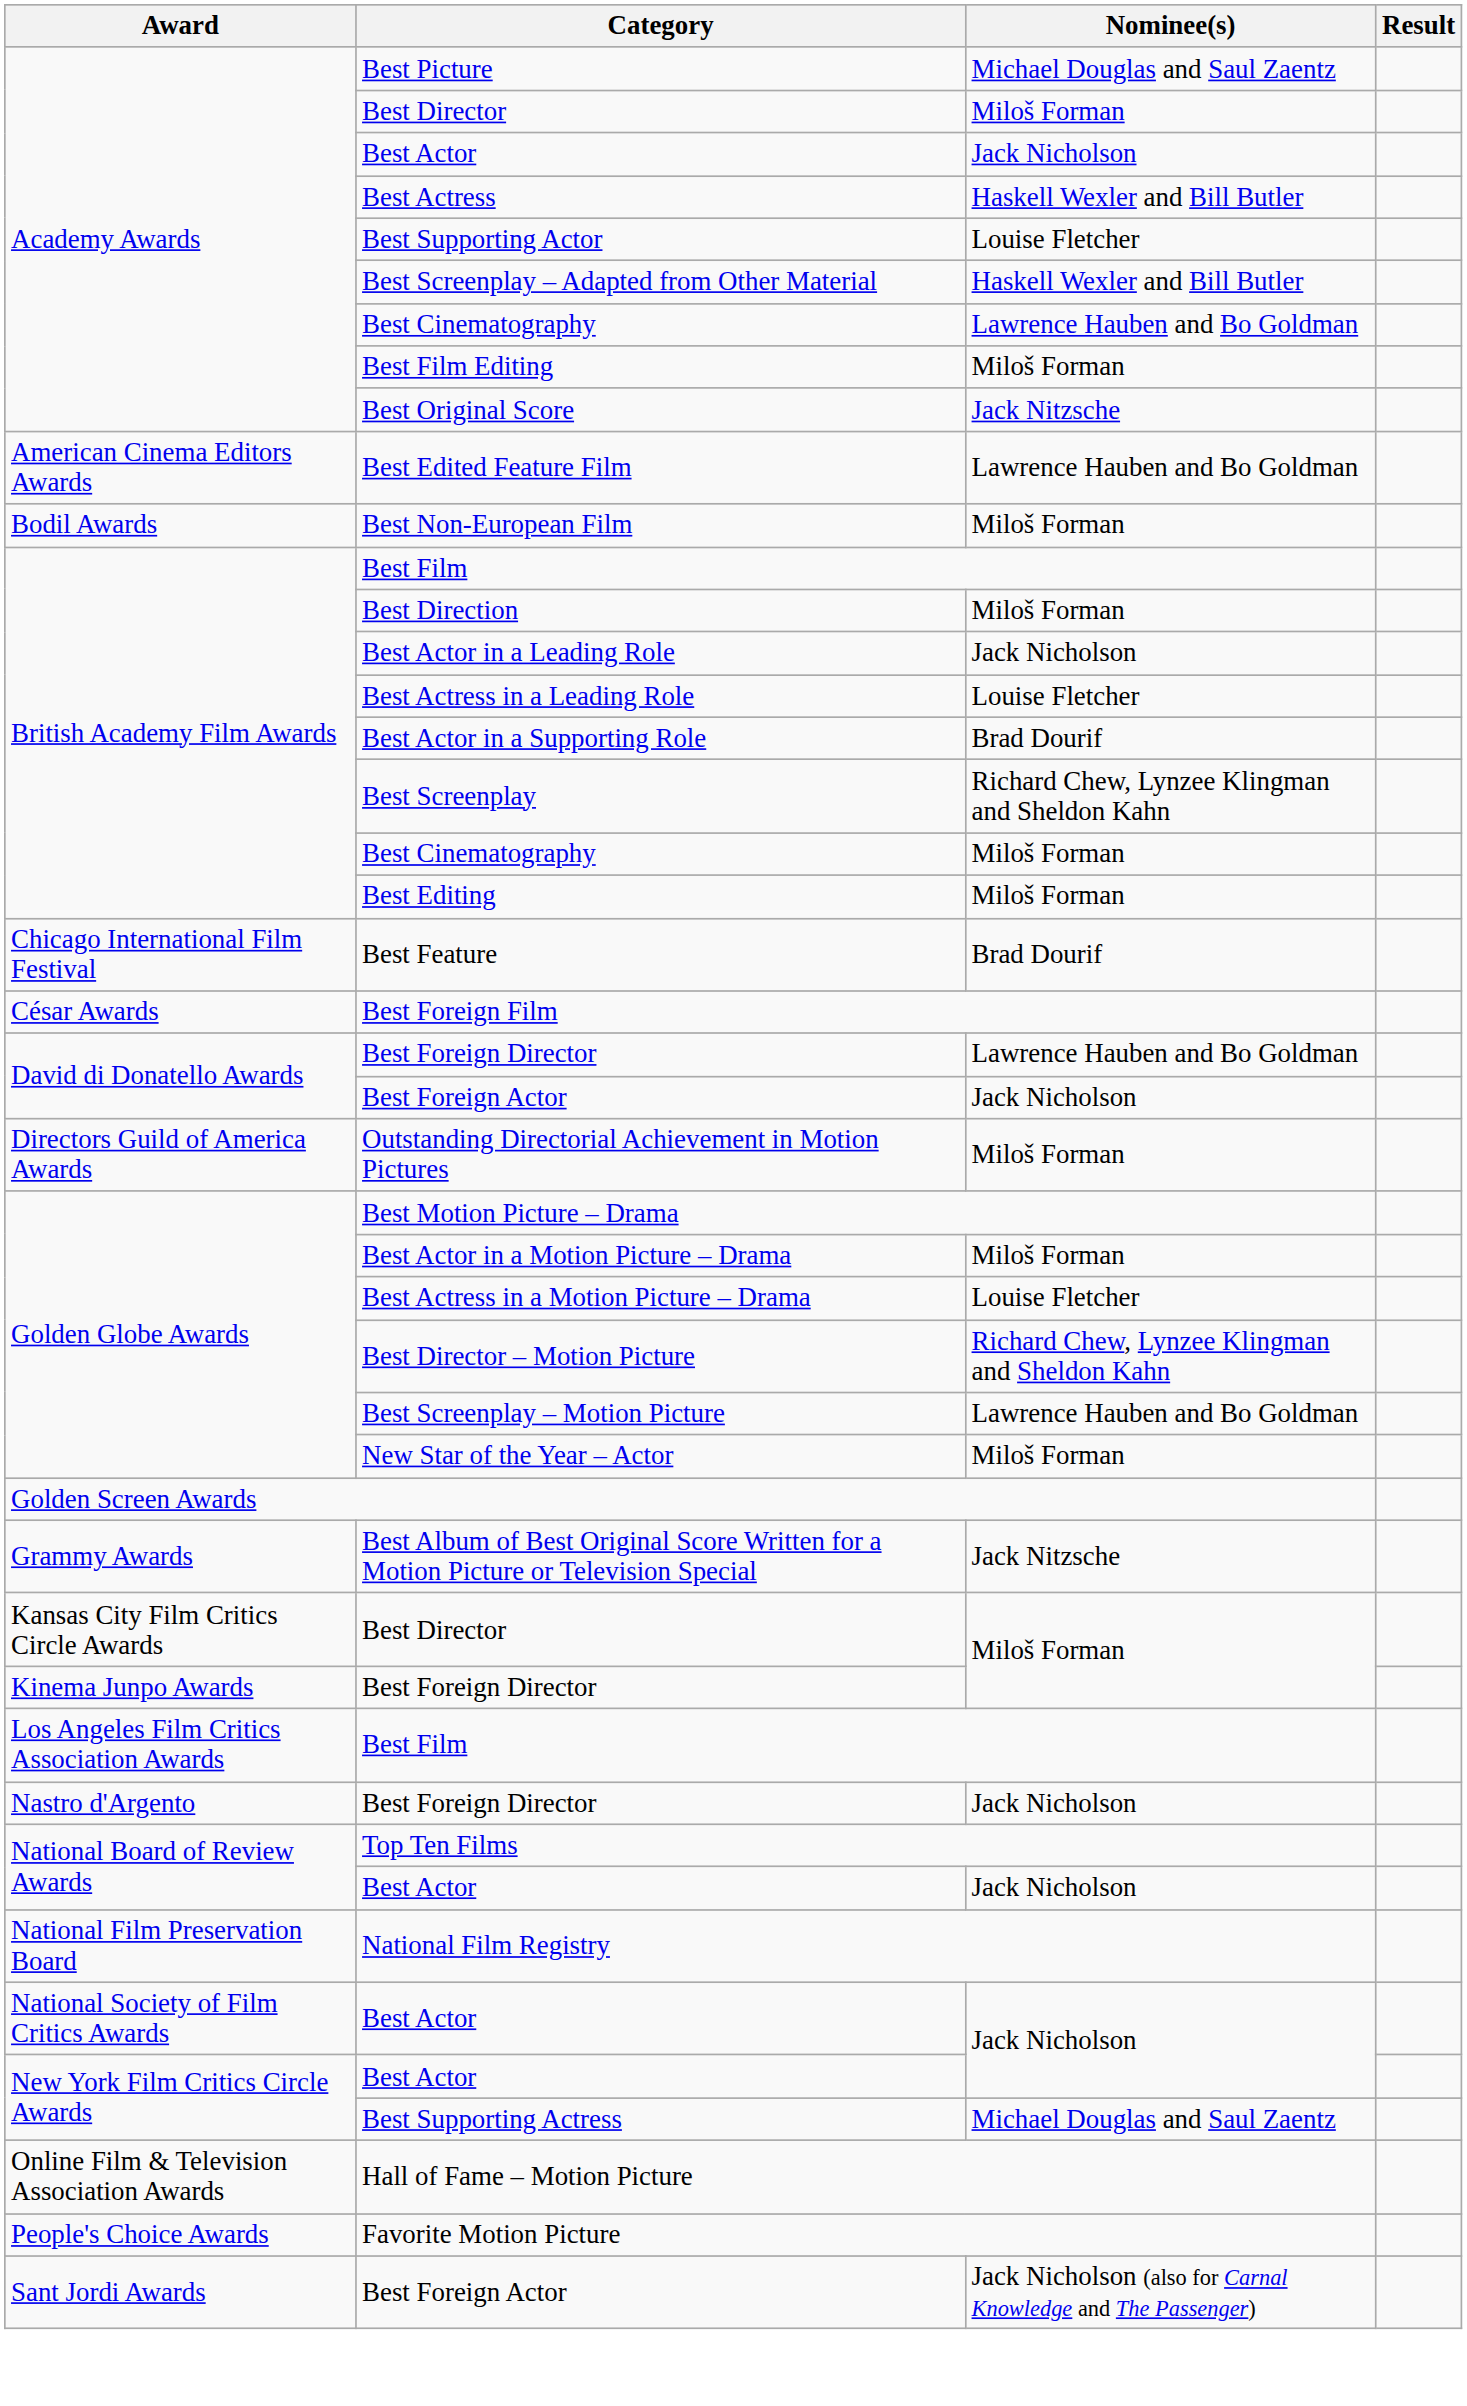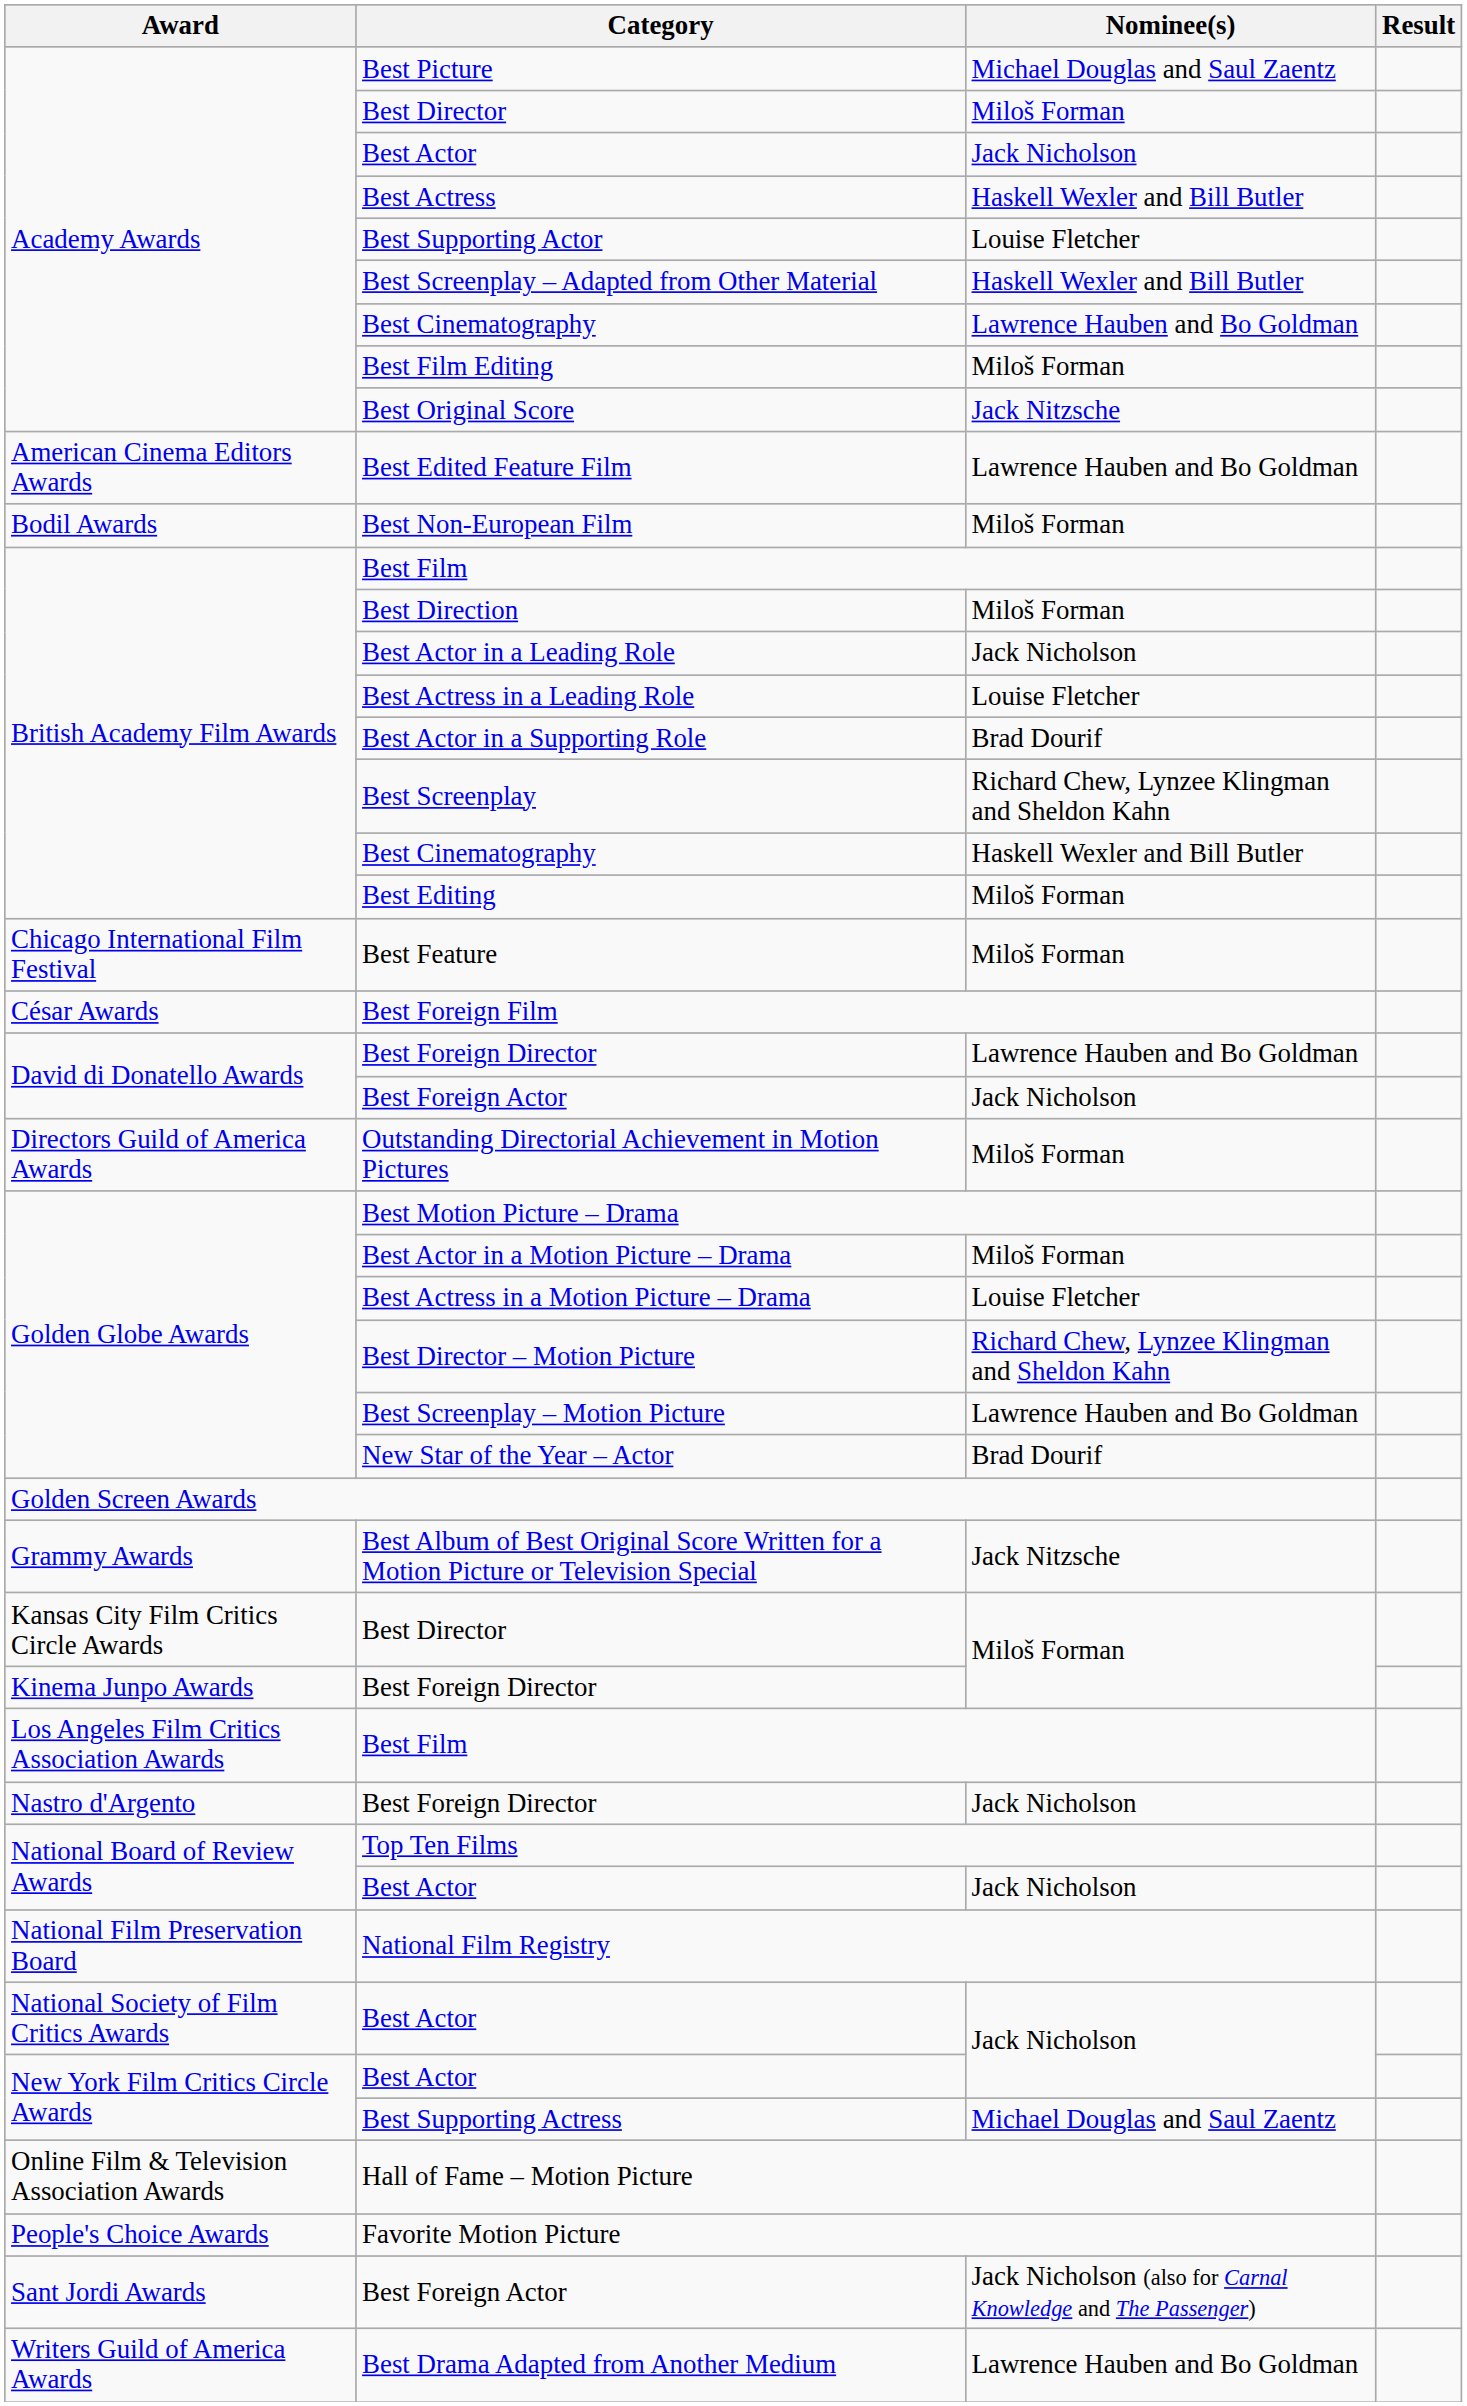(1048, 853) Miloš Forman -> (1137, 853) Haskell Wexler and Bill Butler
(1037, 954) Brad Dourif -> (1048, 954) Miloš Forman
(1048, 1455) Miloš Forman -> (1037, 1455) Brad Dourif
+ row: (148, 2364)
